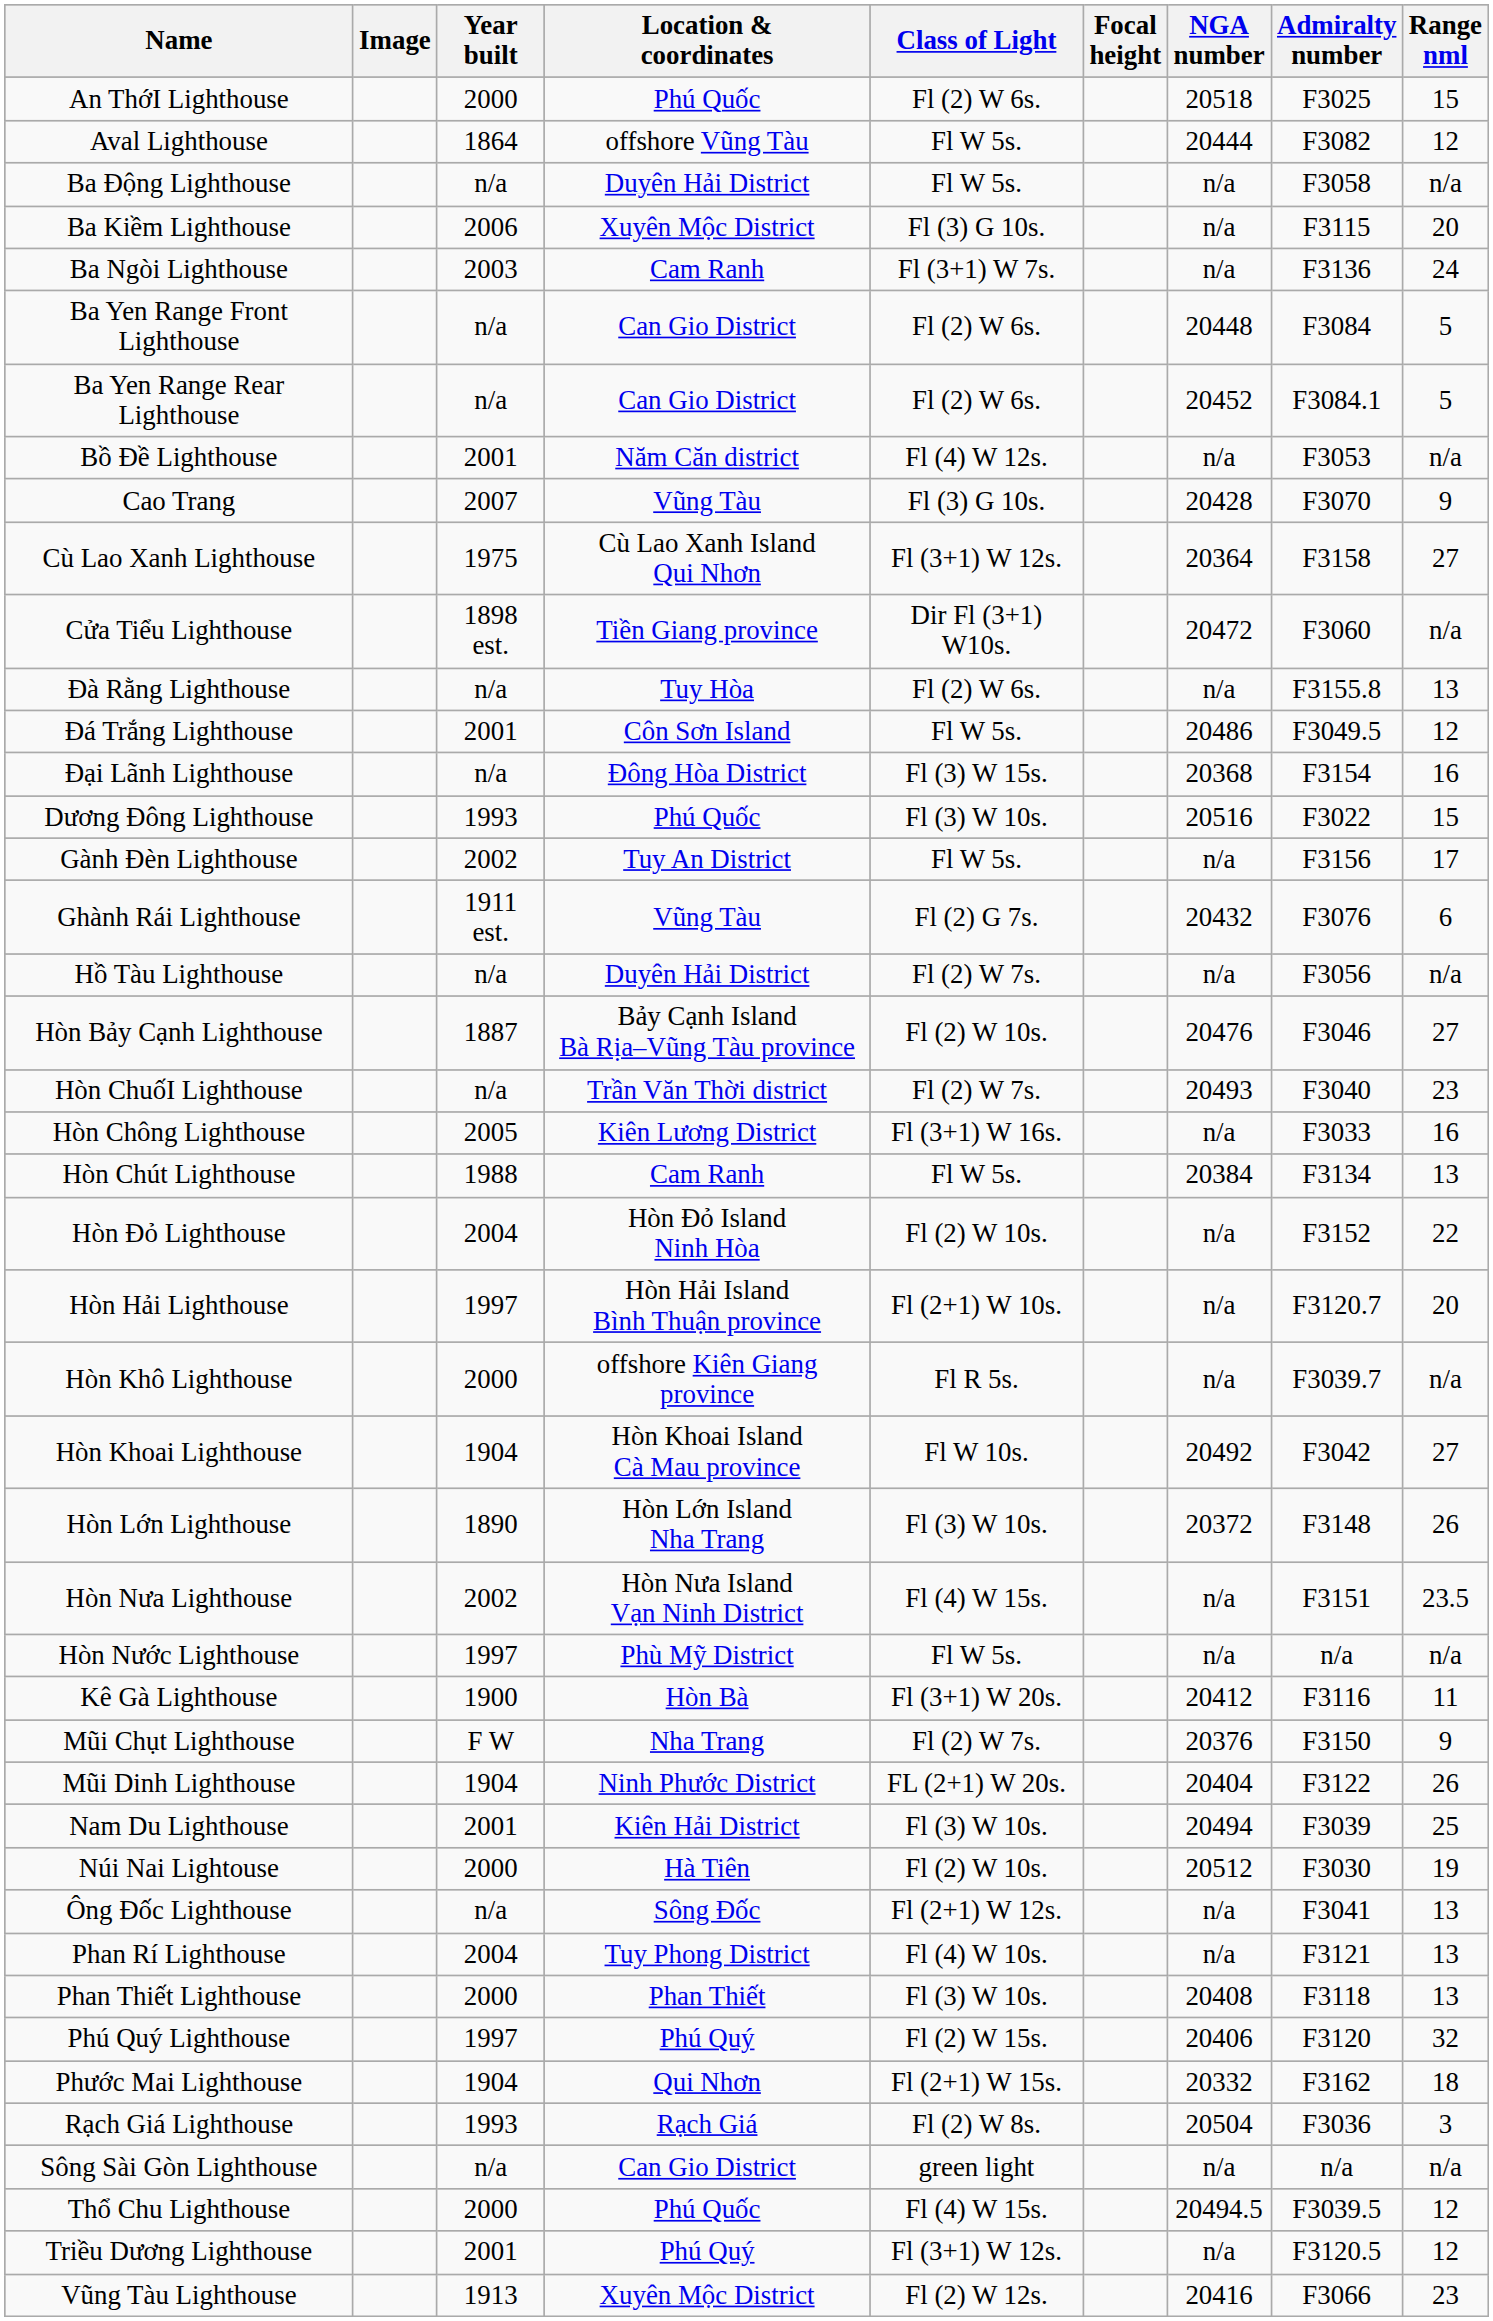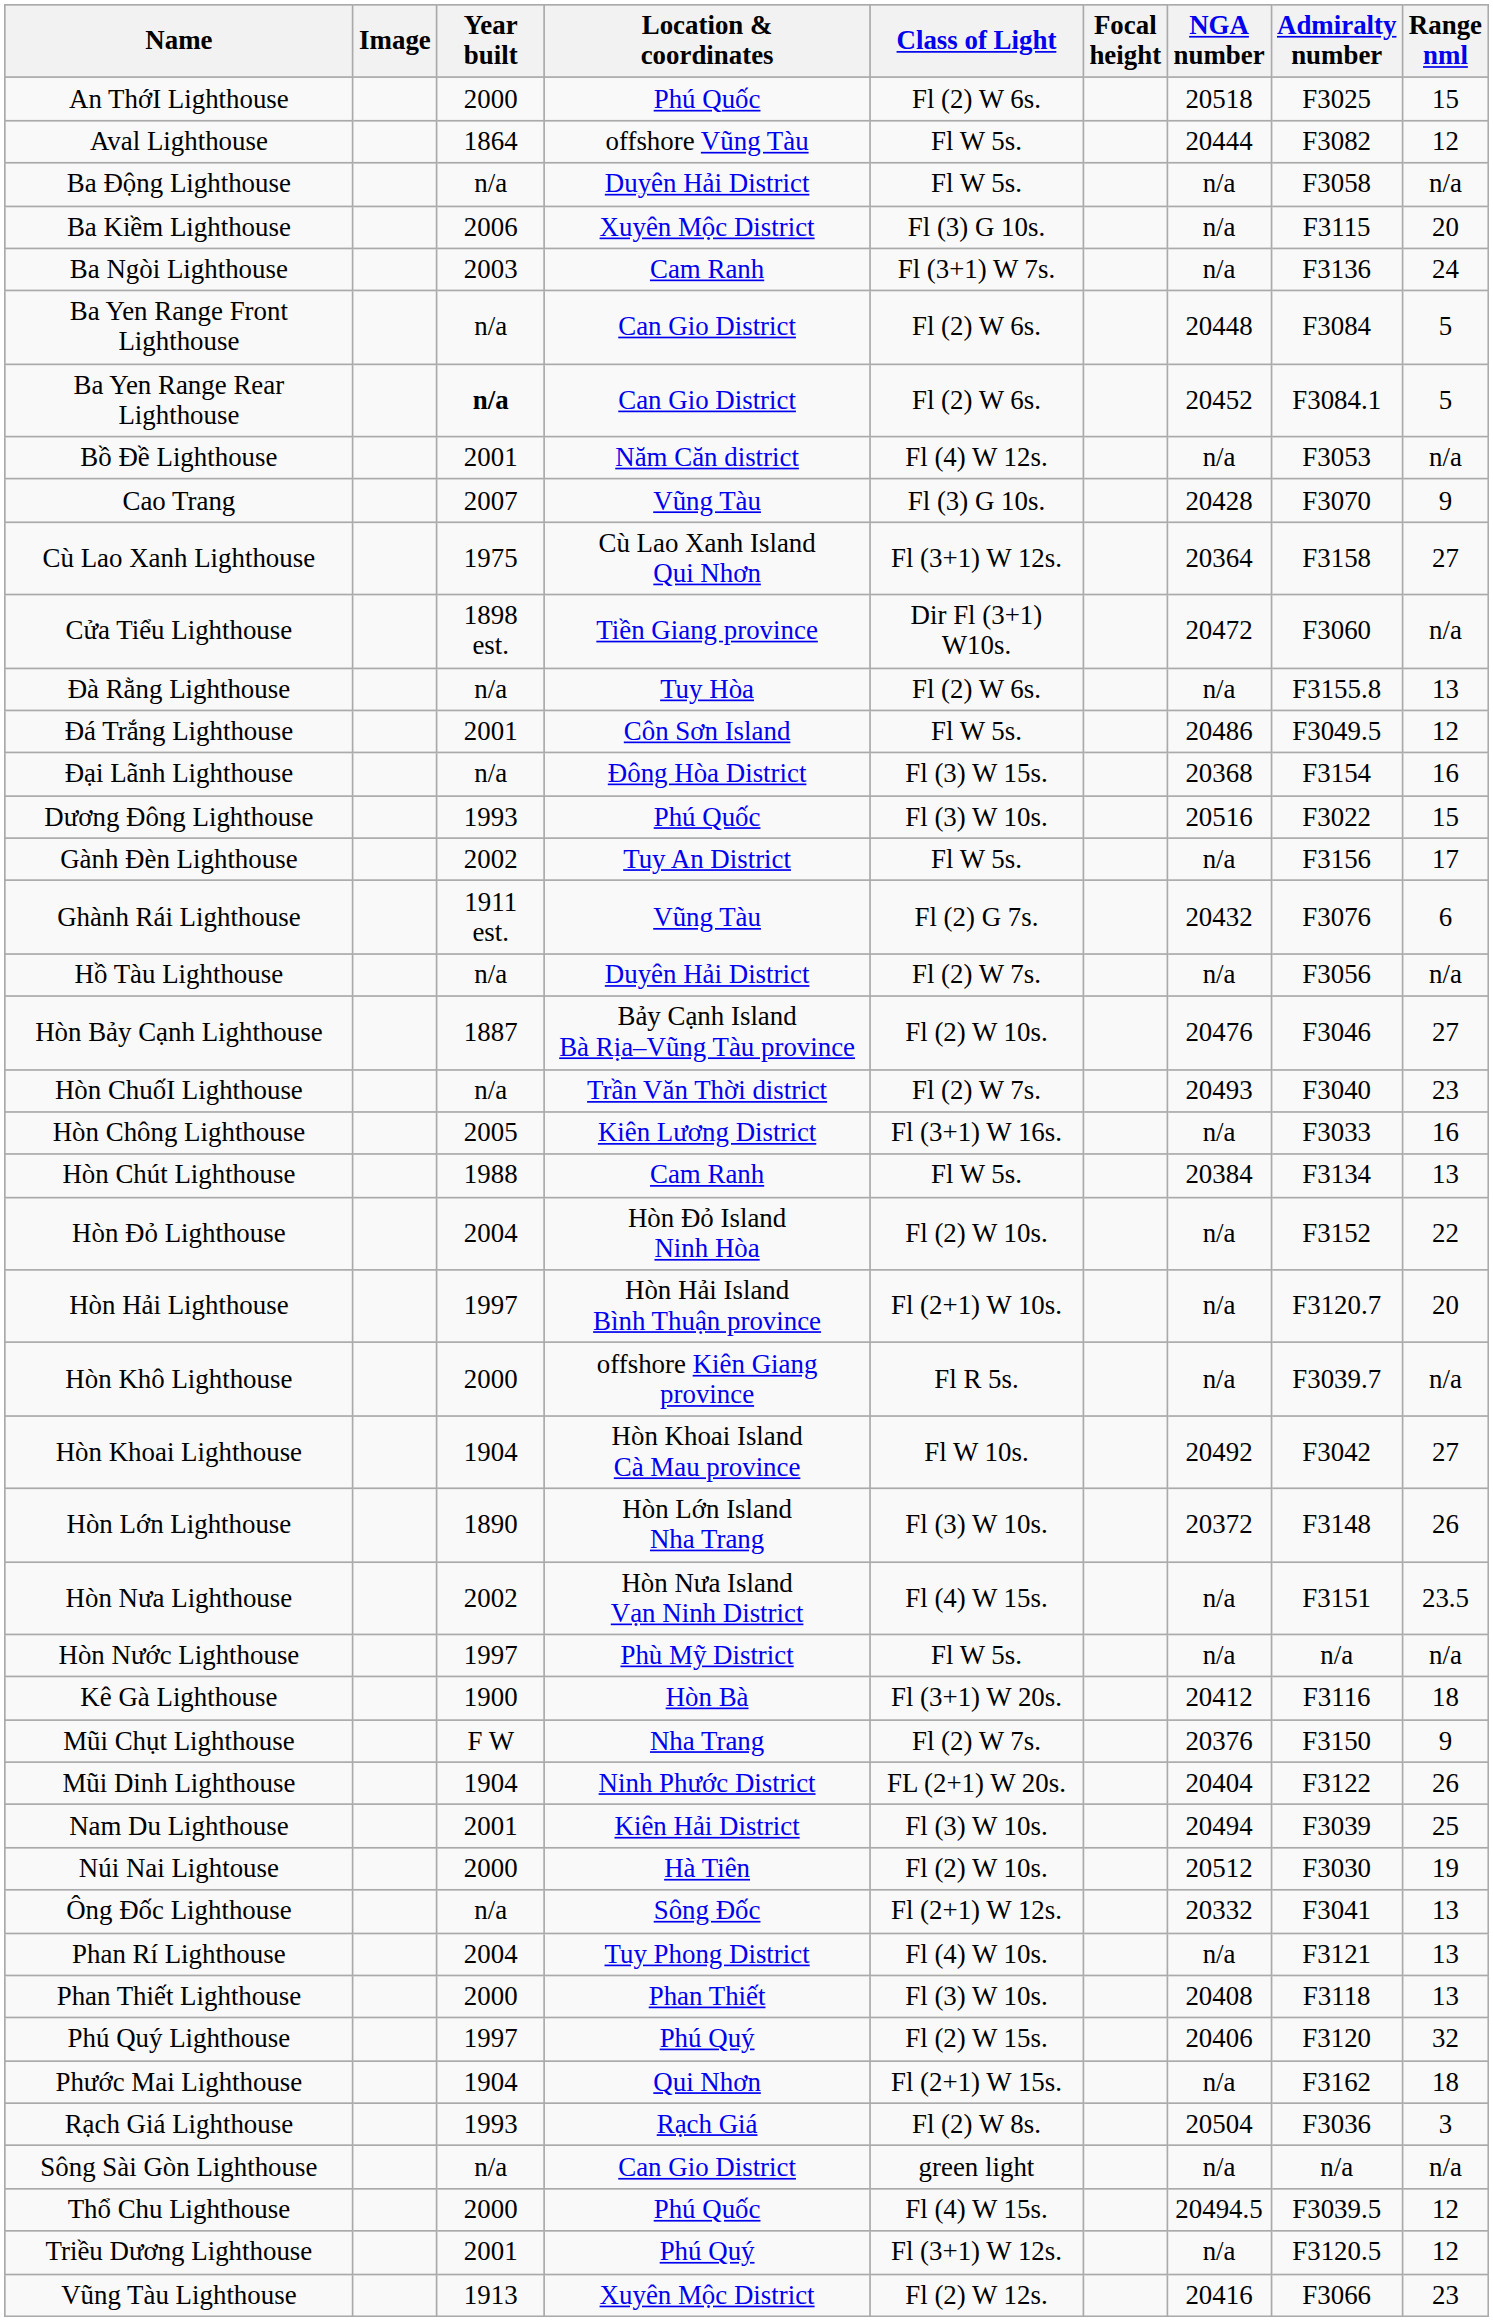(491, 399) normal -> (491, 399) bold
(1445, 1697) 11 -> (1445, 1697) 18
(1219, 1910) n/a -> (1219, 1910) 20332
(1219, 2081) 20332 -> (1219, 2081) n/a
